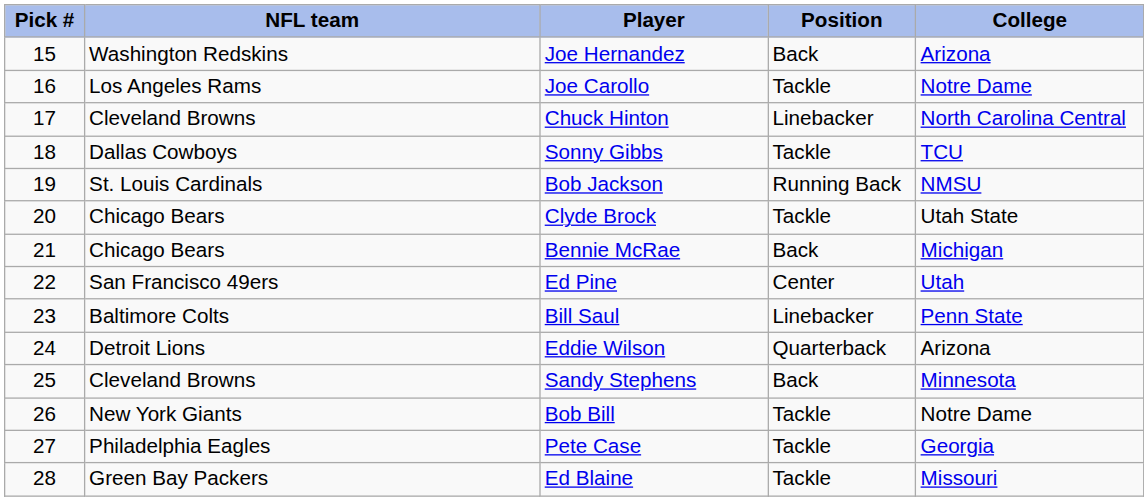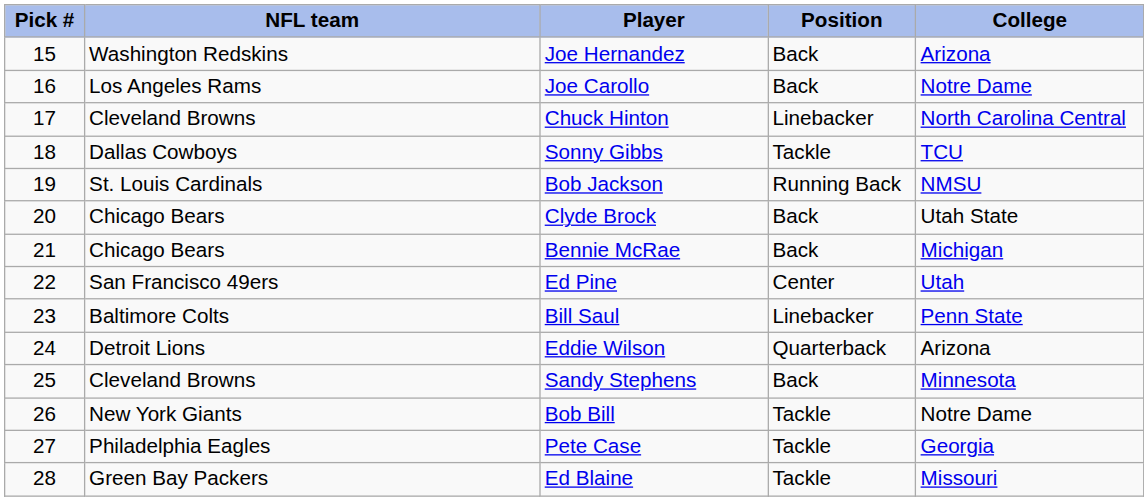(802, 86) Tackle -> (795, 86) Back
(802, 217) Tackle -> (795, 217) Back
